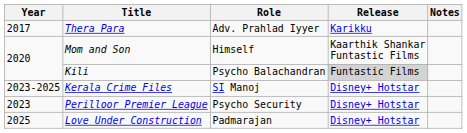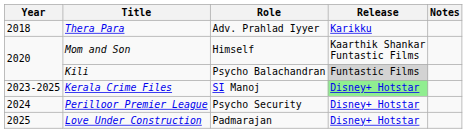(19, 29) 2017 -> (19, 29) 2018
(375, 88) no background -> (375, 88) lightgreen background
(19, 104) 2023 -> (19, 104) 2024
